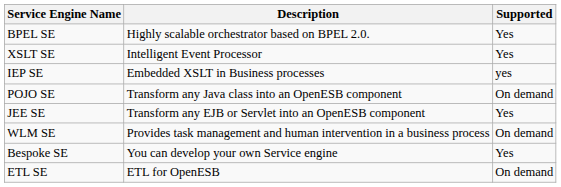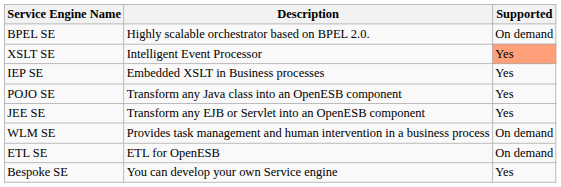(504, 34) Yes -> (524, 34) On demand
(504, 53) no background -> (504, 53) lightsalmon background
(504, 73) yes -> (504, 73) Yes
(524, 93) On demand -> (504, 93) Yes
rows swapped: (27, 172) <-> (38, 152)
